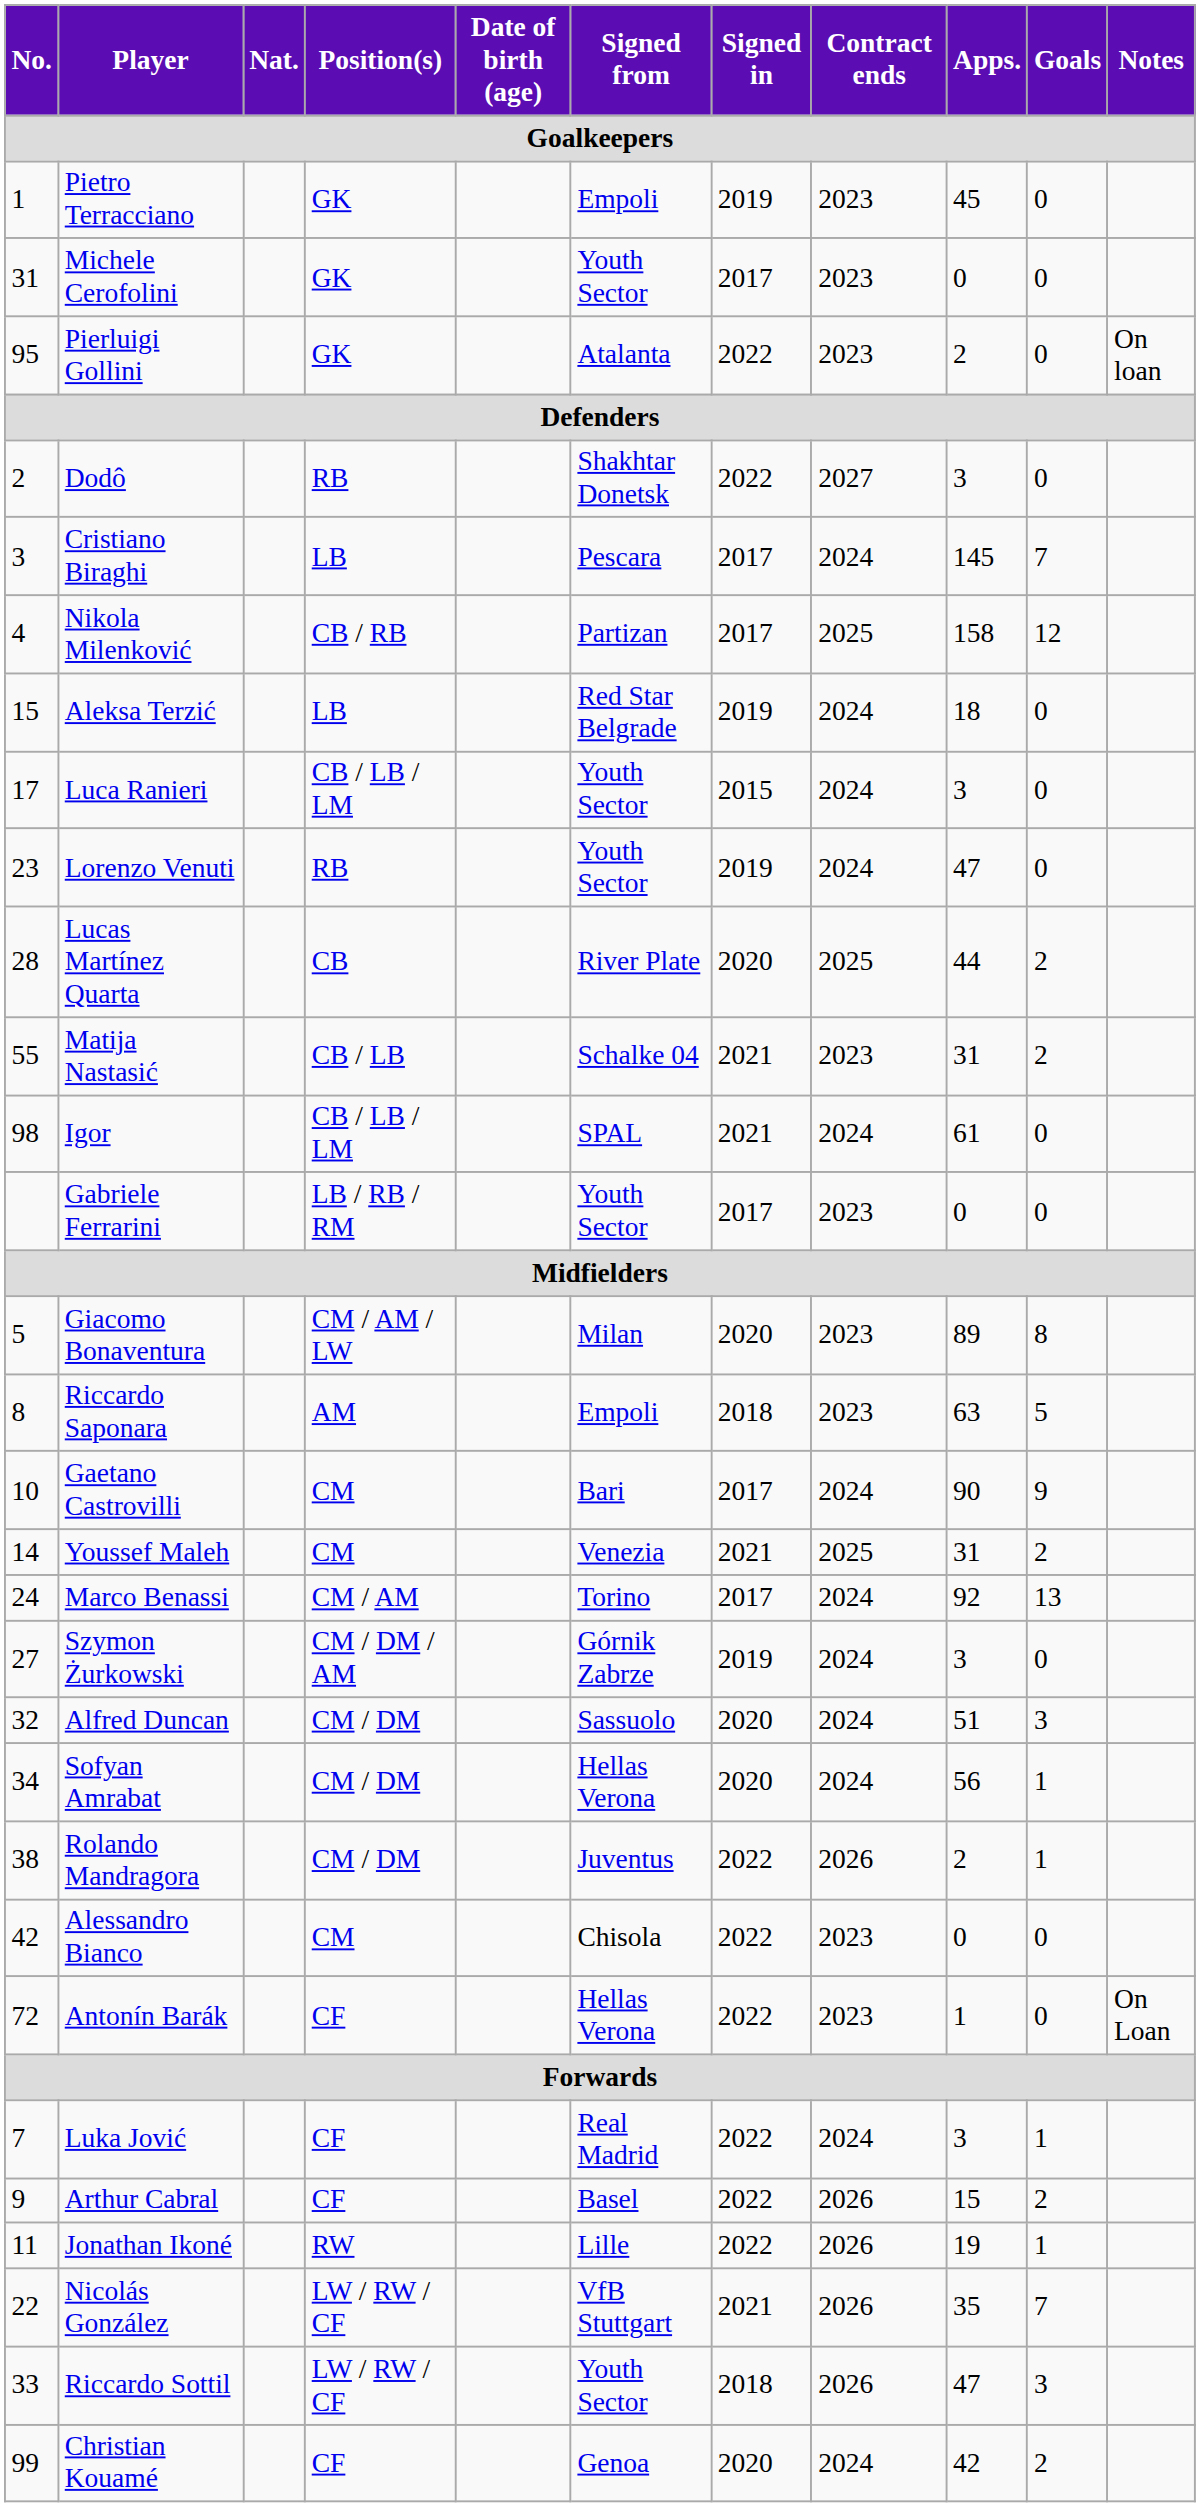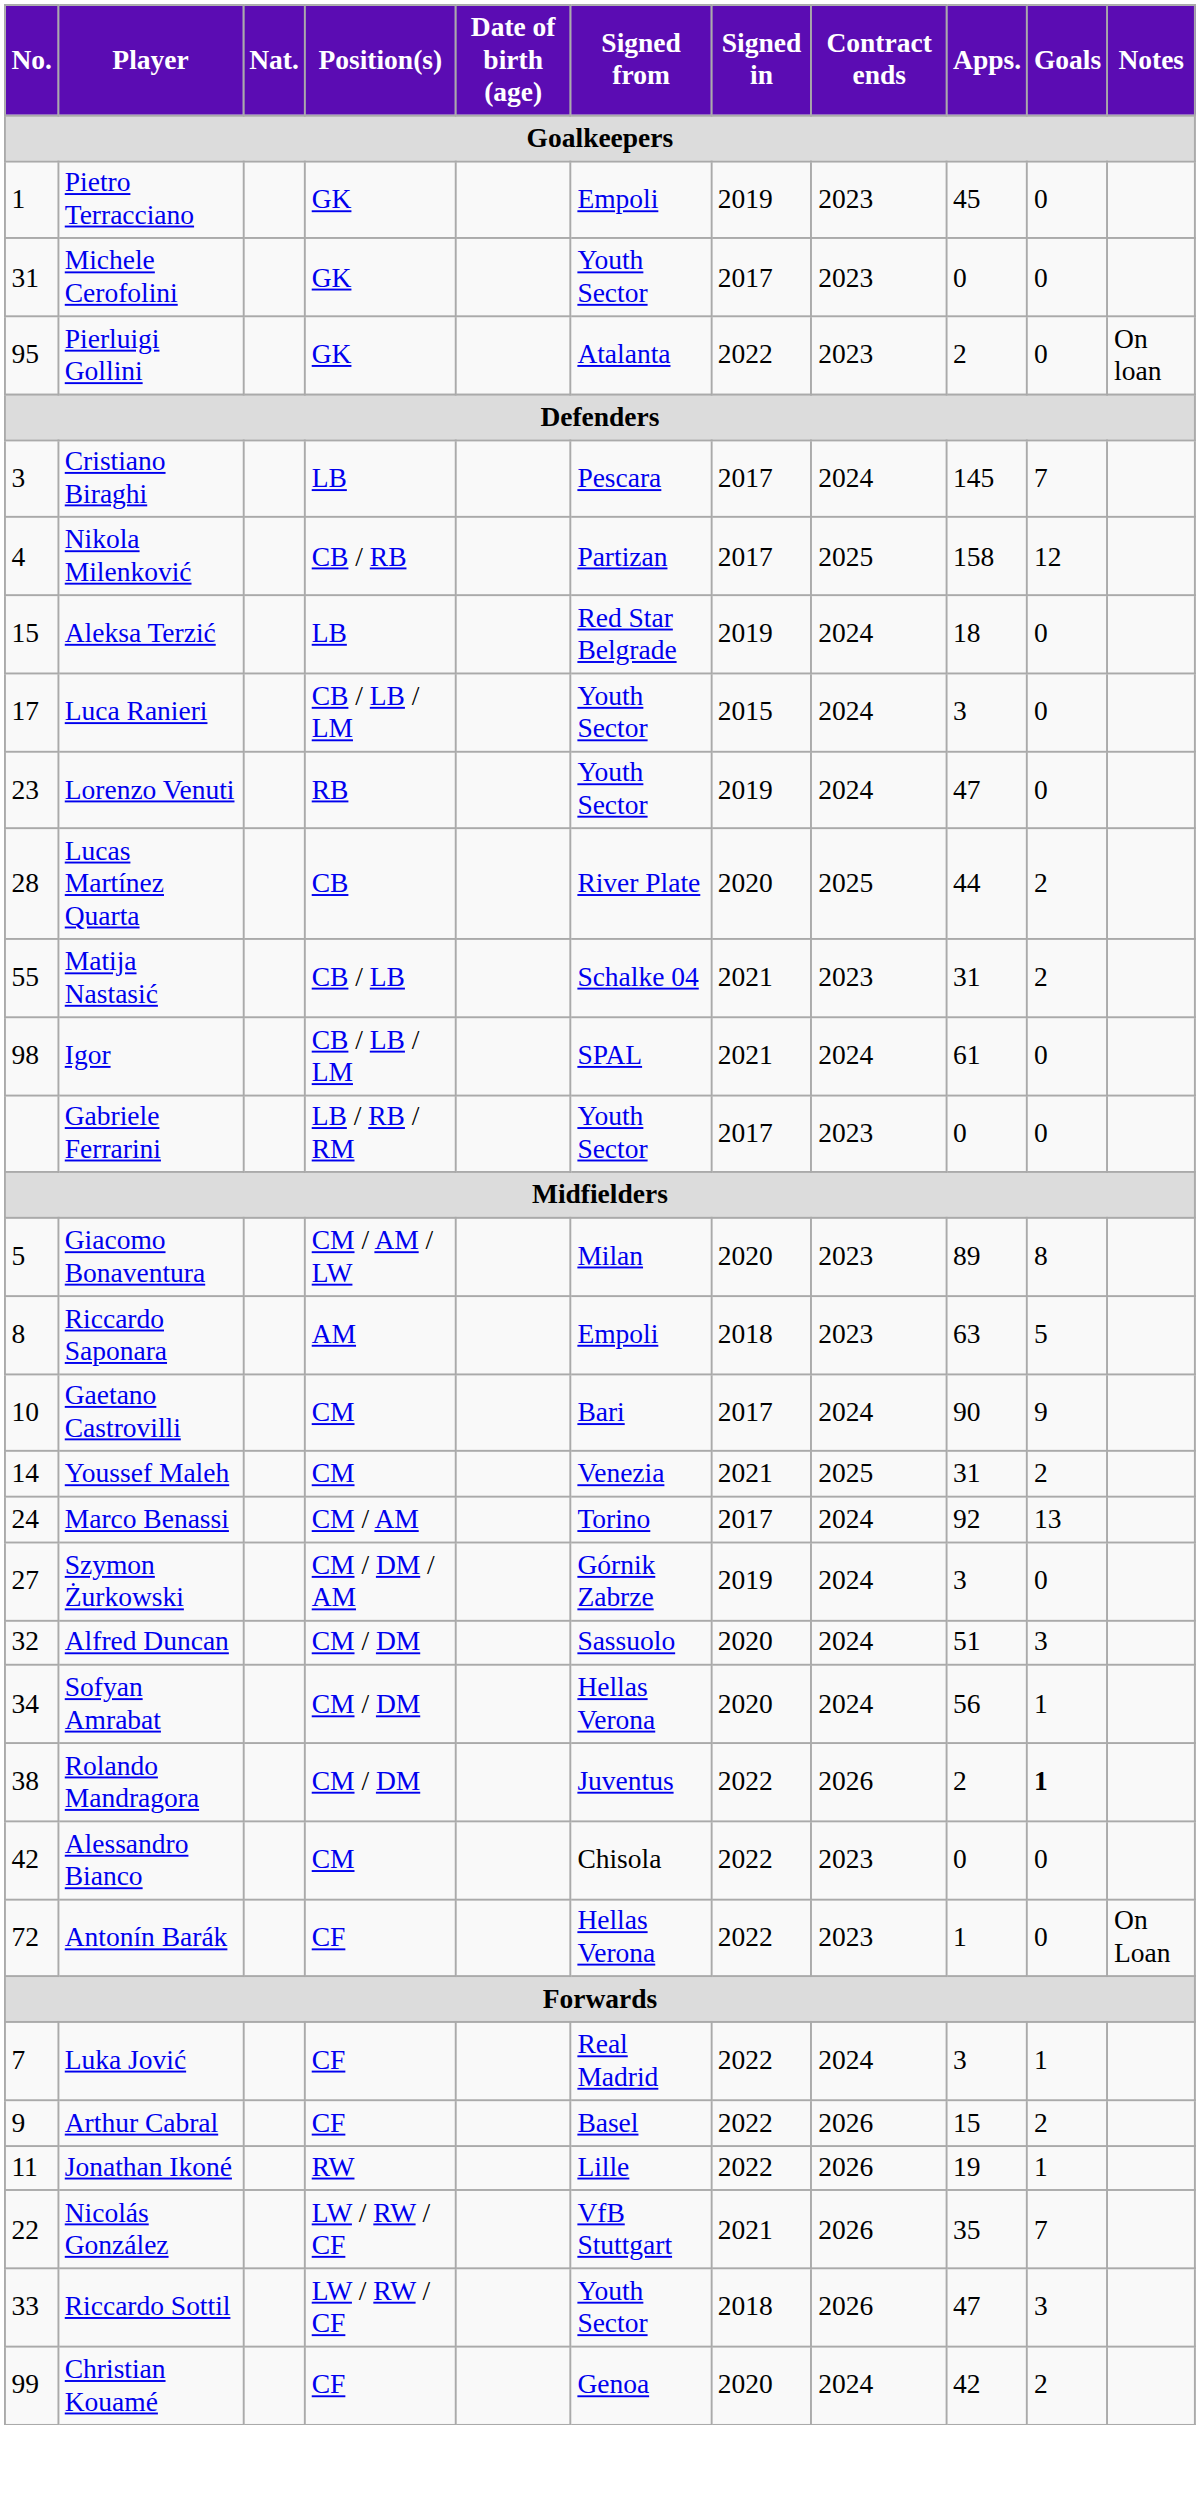- row: (95, 478)
(1041, 1859) normal -> (1041, 1781) bold
